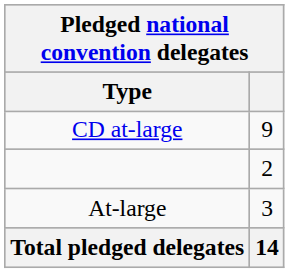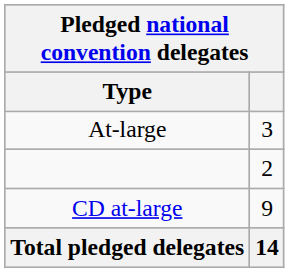rows swapped: (127, 130) <-> (127, 208)
